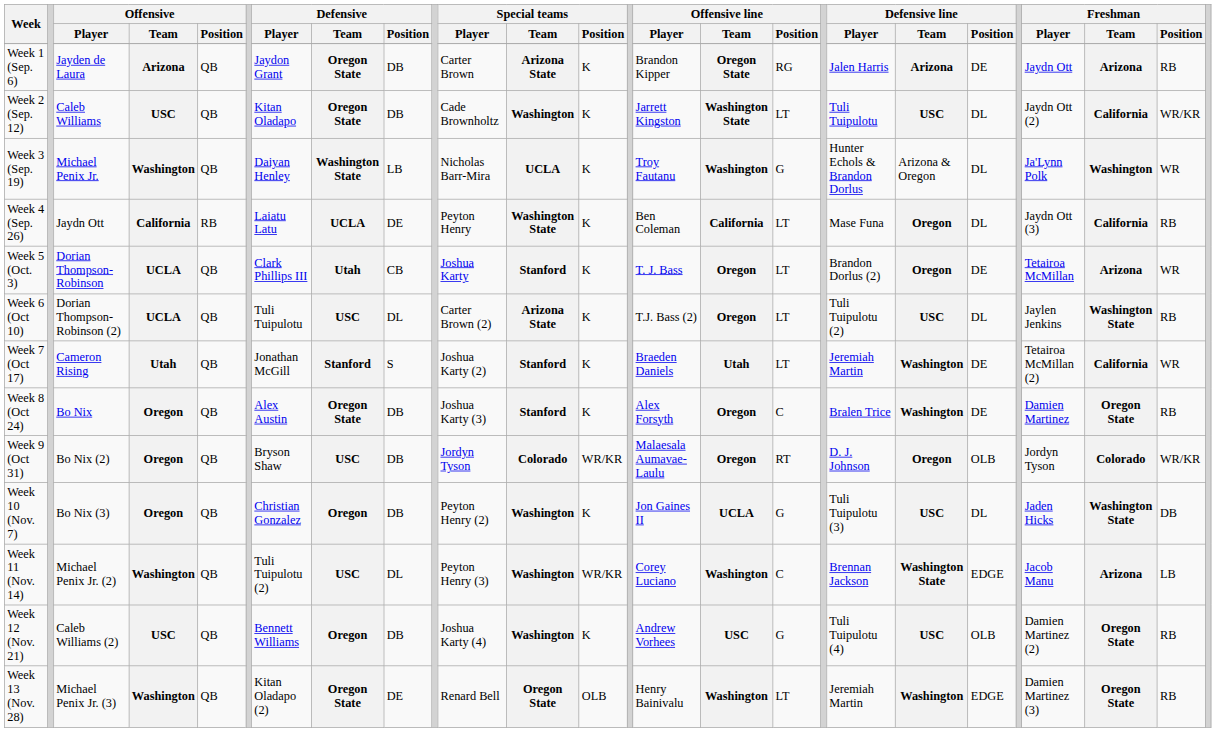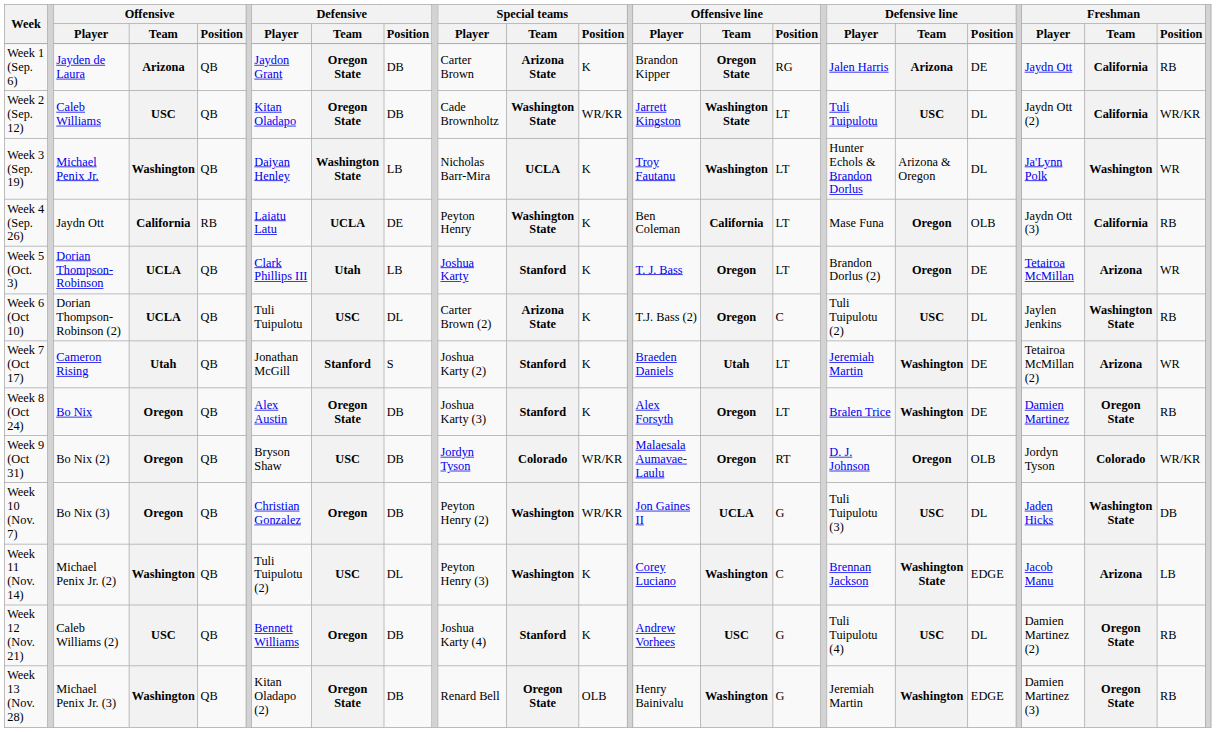(1121, 67) Arizona -> (1121, 67) California
(543, 114) Washington -> (543, 114) Washington State
(586, 114) K -> (602, 114) WR/KR
(780, 168) G -> (783, 168) LT
(979, 222) DL -> (983, 222) OLB
(395, 270) CB -> (395, 270) LB
(783, 317) LT -> (780, 317) C
(1121, 364) California -> (1121, 364) Arizona
(780, 411) C -> (783, 411) LT
(586, 513) K -> (602, 513) WR/KR
(602, 574) WR/KR -> (586, 574) K
(543, 635) Washington -> (543, 635) Stanford
(983, 635) OLB -> (979, 635) DL
(395, 696) DE -> (395, 696) DB
(783, 696) LT -> (780, 696) G
